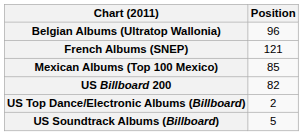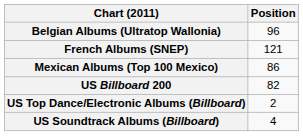(273, 67) 85 -> (273, 67) 86
(273, 121) 5 -> (273, 121) 4
